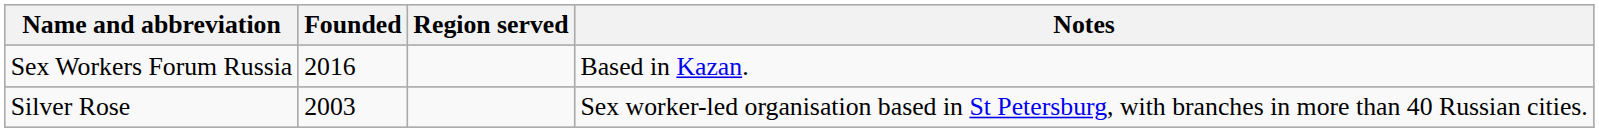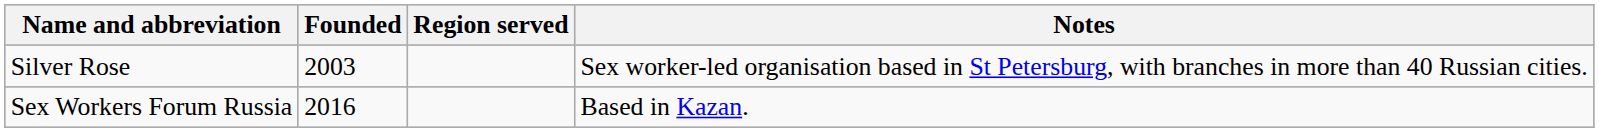rows swapped: (70, 106) <-> (152, 65)
